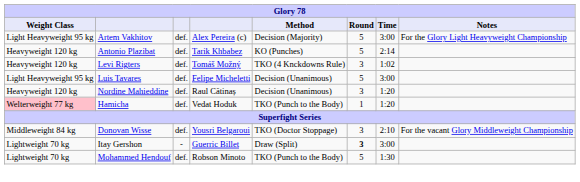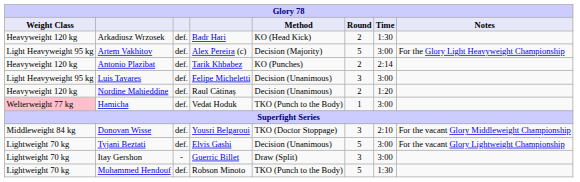+ row: (131, 38)
(361, 51) 5 -> (359, 64) 2
- row: (119, 64)
(361, 78) 5 -> (359, 78) 3
(361, 91) 3 -> (359, 91) 2
(387, 104) 1:20 -> (385, 104) 3:00
+ row: (122, 144)
(361, 144) bold -> (359, 157) normal
